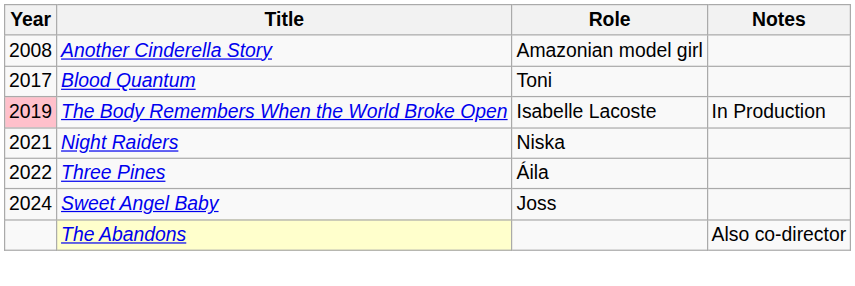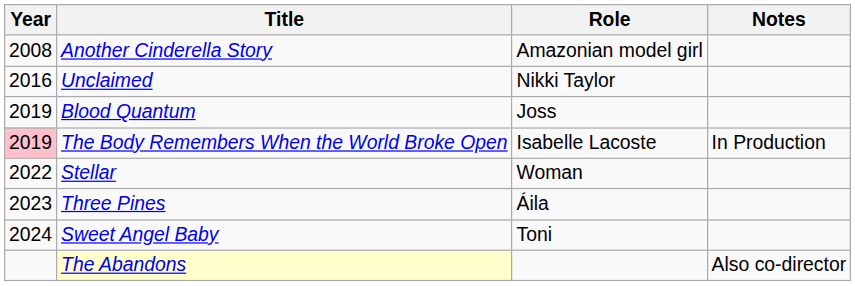+ row: (107, 81)
(31, 81) 2017 -> (31, 111) 2019
(534, 81) Toni -> (536, 111) Joss
- row: (120, 142)
+ row: (89, 173)
(31, 173) 2022 -> (31, 204) 2023
(536, 204) Joss -> (534, 234) Toni
